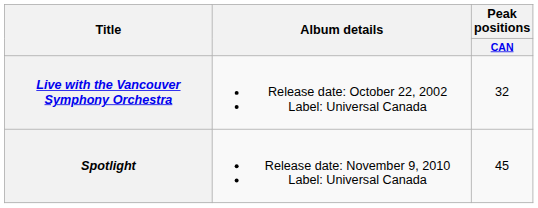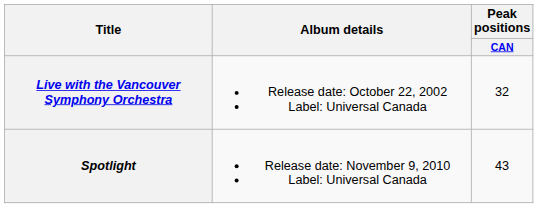(502, 166) 45 -> (502, 166) 43
